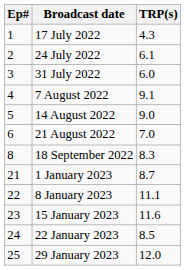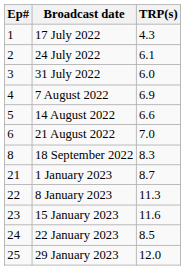(147, 94) 9.1 -> (147, 94) 6.9
(147, 114) 9.0 -> (147, 114) 6.6
(150, 194) 11.1 -> (150, 194) 11.3
